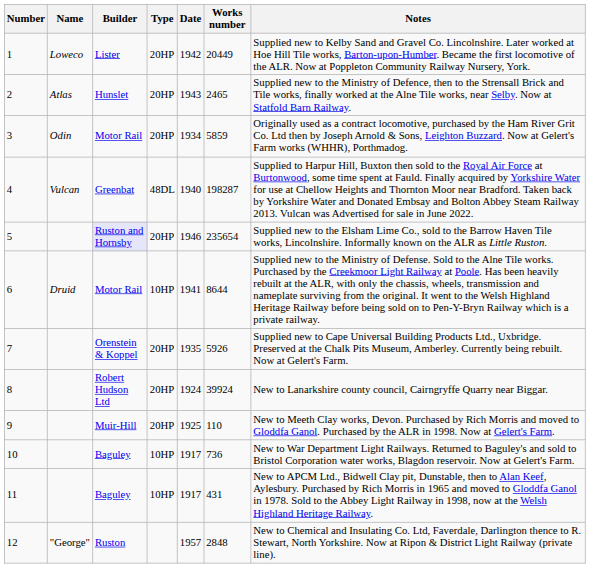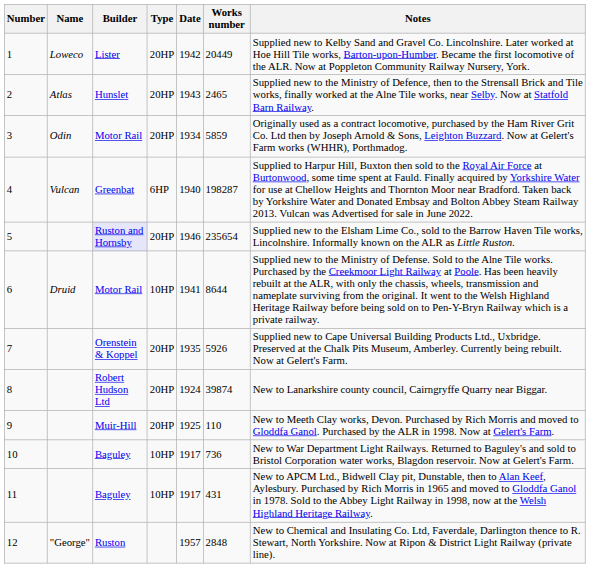(162, 189) 48DL -> (159, 189) 6HP
(220, 390) 39924 -> (219, 390) 39874
